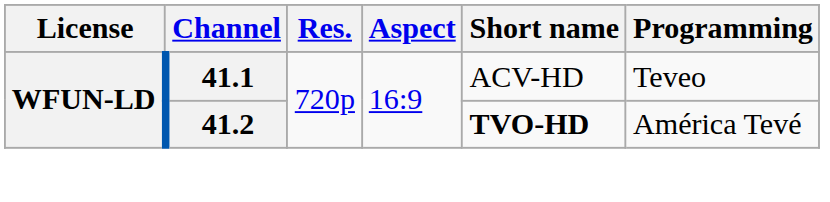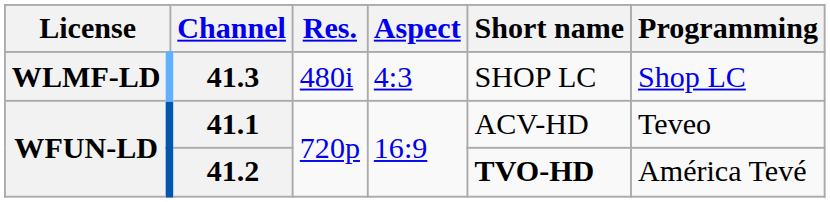+ row: (233, 76)
